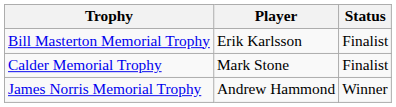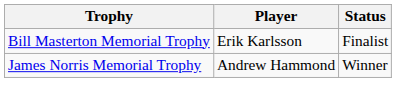- row: (85, 65)
